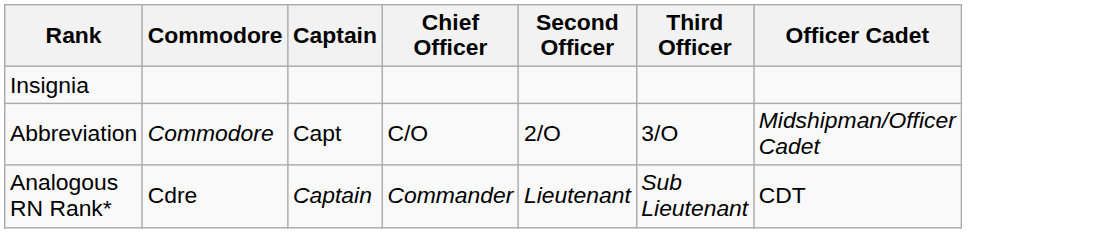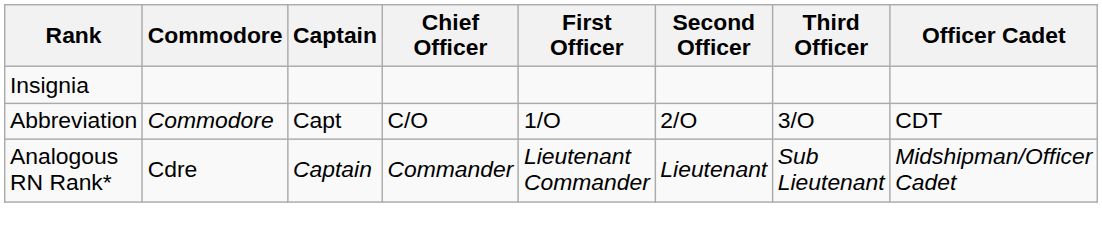+ column: (587, 35)
(857, 133) Midshipman/Officer Cadet -> (919, 120) CDT
(782, 195) CDT -> (994, 170) Midshipman/Officer Cadet
